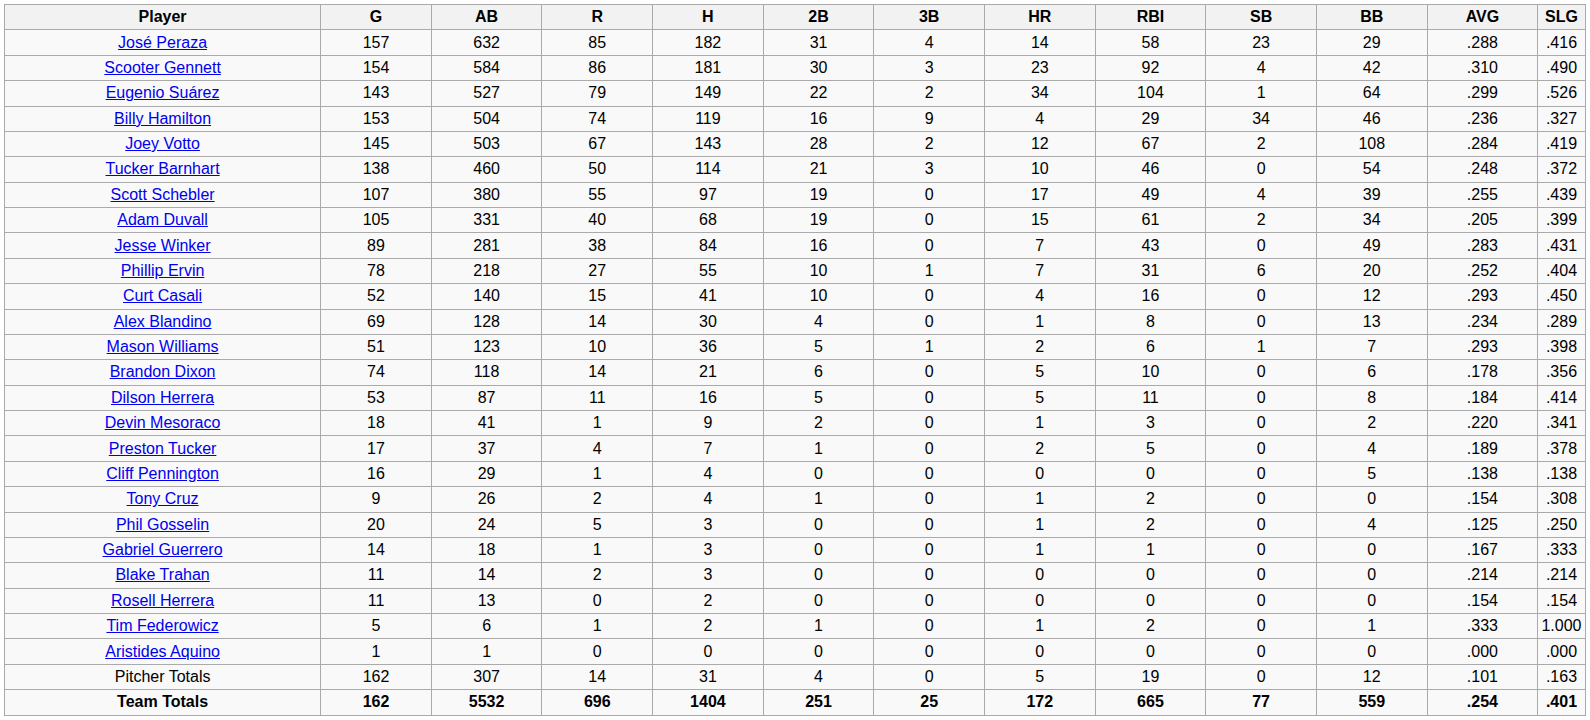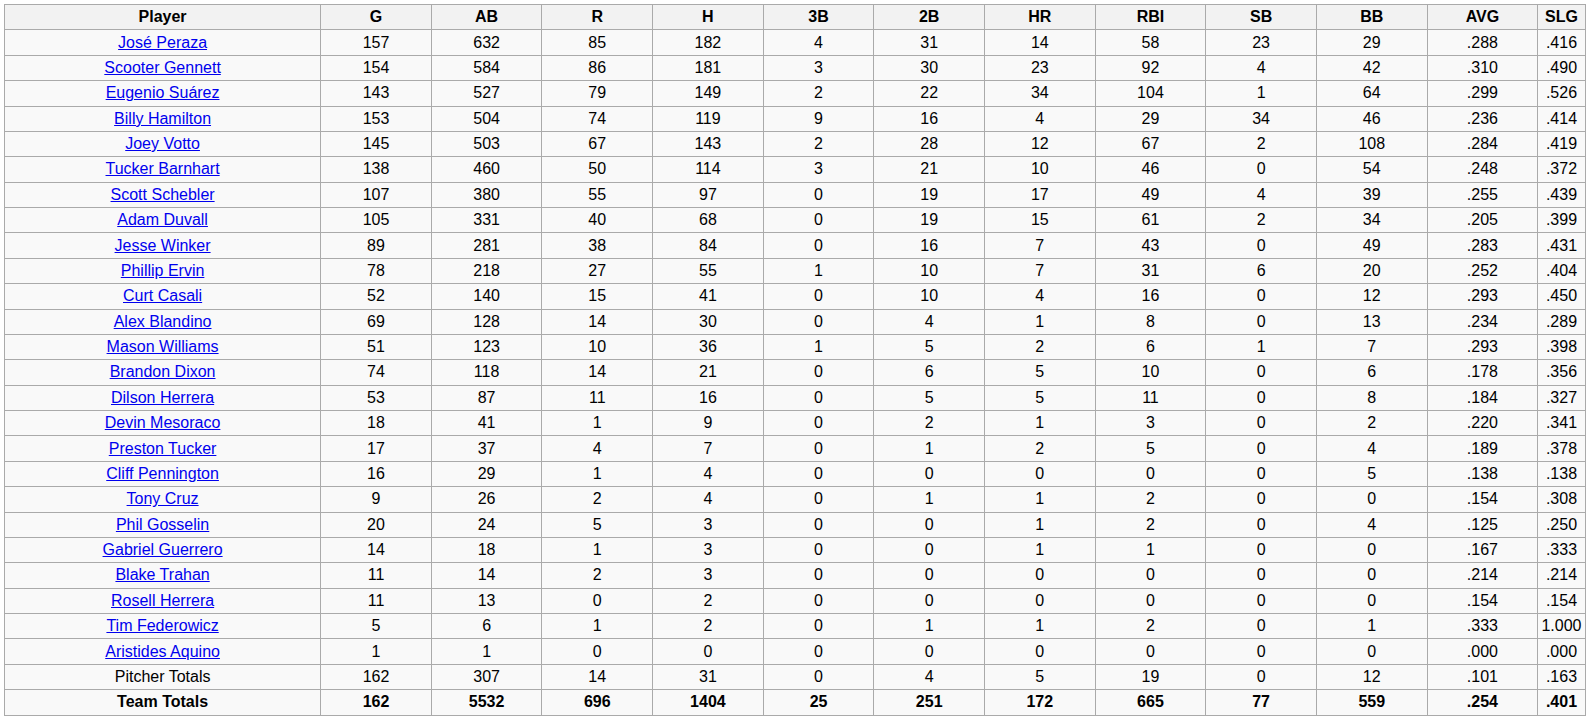columns swapped: (819, 17) <-> (929, 17)
(1561, 118) .327 -> (1561, 118) .414
(1561, 397) .414 -> (1561, 397) .327
